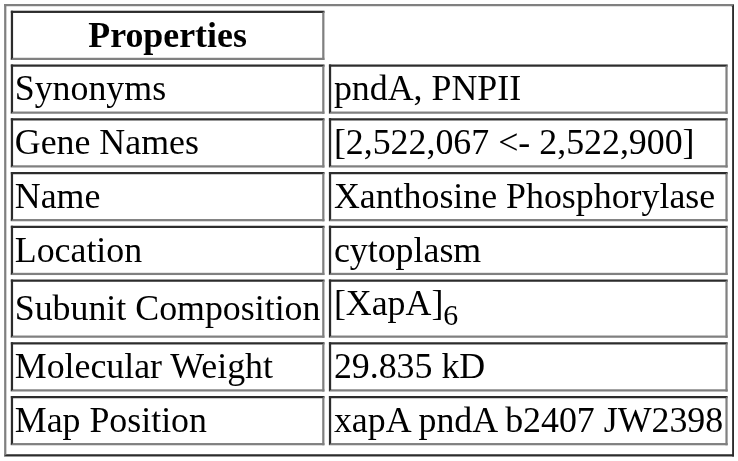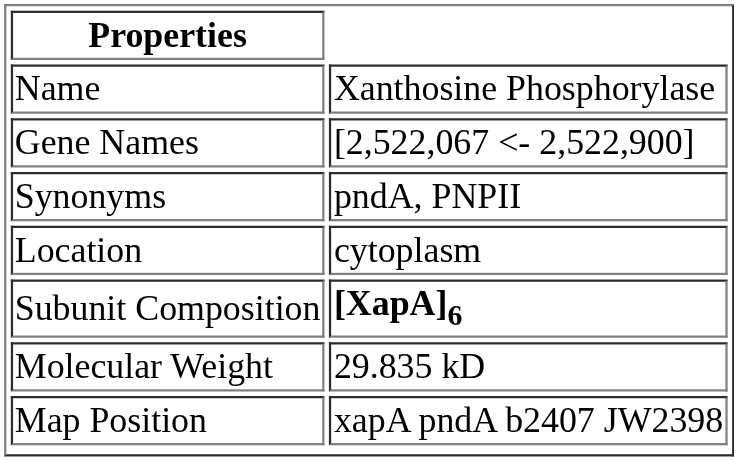rows swapped: (58, 196) <-> (90, 88)
(396, 308) normal -> (398, 308) bold
